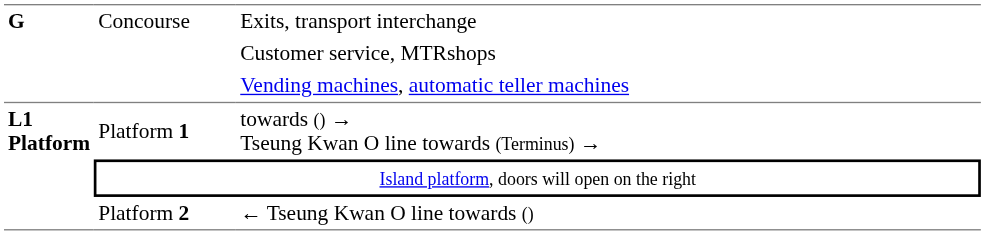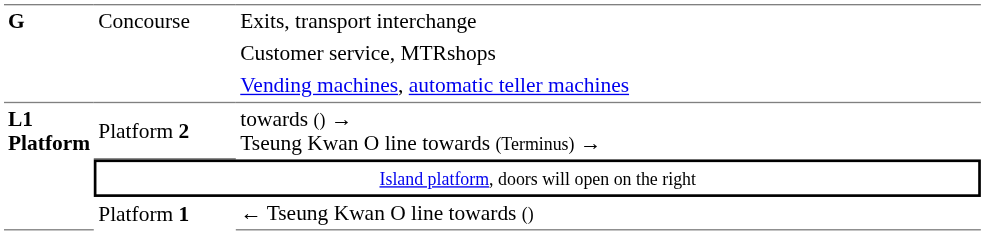(144, 131) Platform 1 -> (144, 130) Platform 2
(144, 212) Platform 2 -> (144, 213) Platform 1
